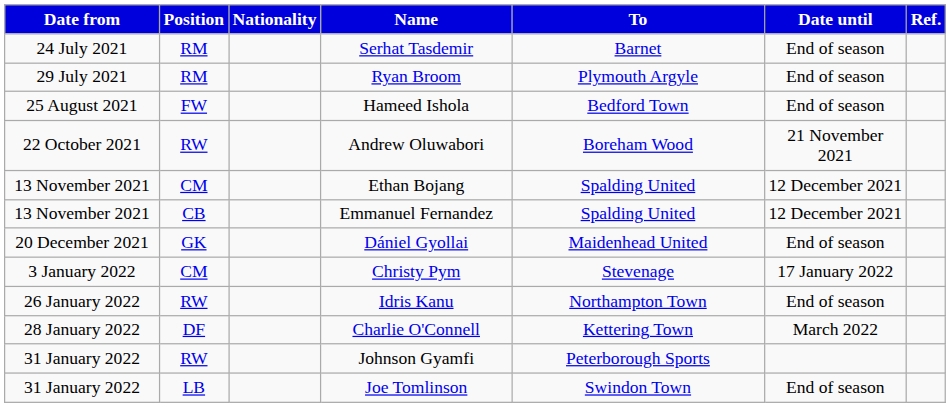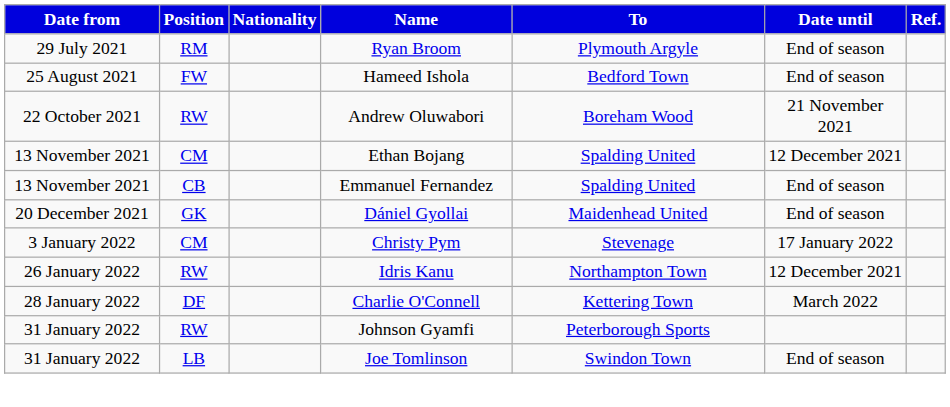- row: (416, 48)
(835, 213) 12 December 2021 -> (835, 184) End of season
(835, 300) End of season -> (835, 271) 12 December 2021
